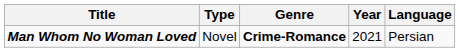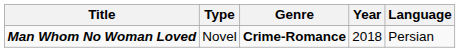(367, 36) 2021 -> (367, 36) 2018
